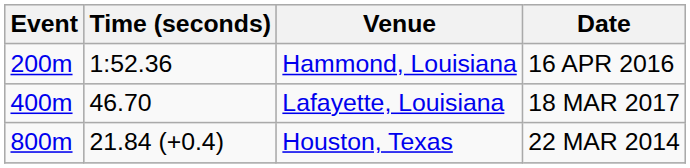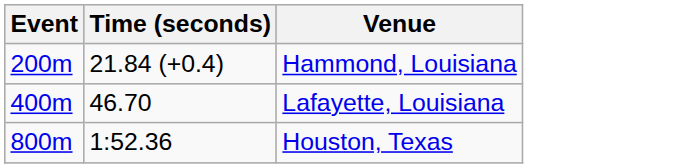- column: (604, 24)
(131, 63) 1:52.36 -> (157, 63) 21.84 (+0.4)
(157, 142) 21.84 (+0.4) -> (131, 142) 1:52.36
